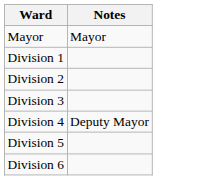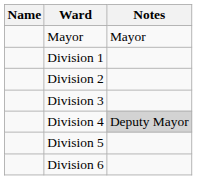+ column: (24, 15)
(109, 121) no background -> (149, 121) lightgrey background
